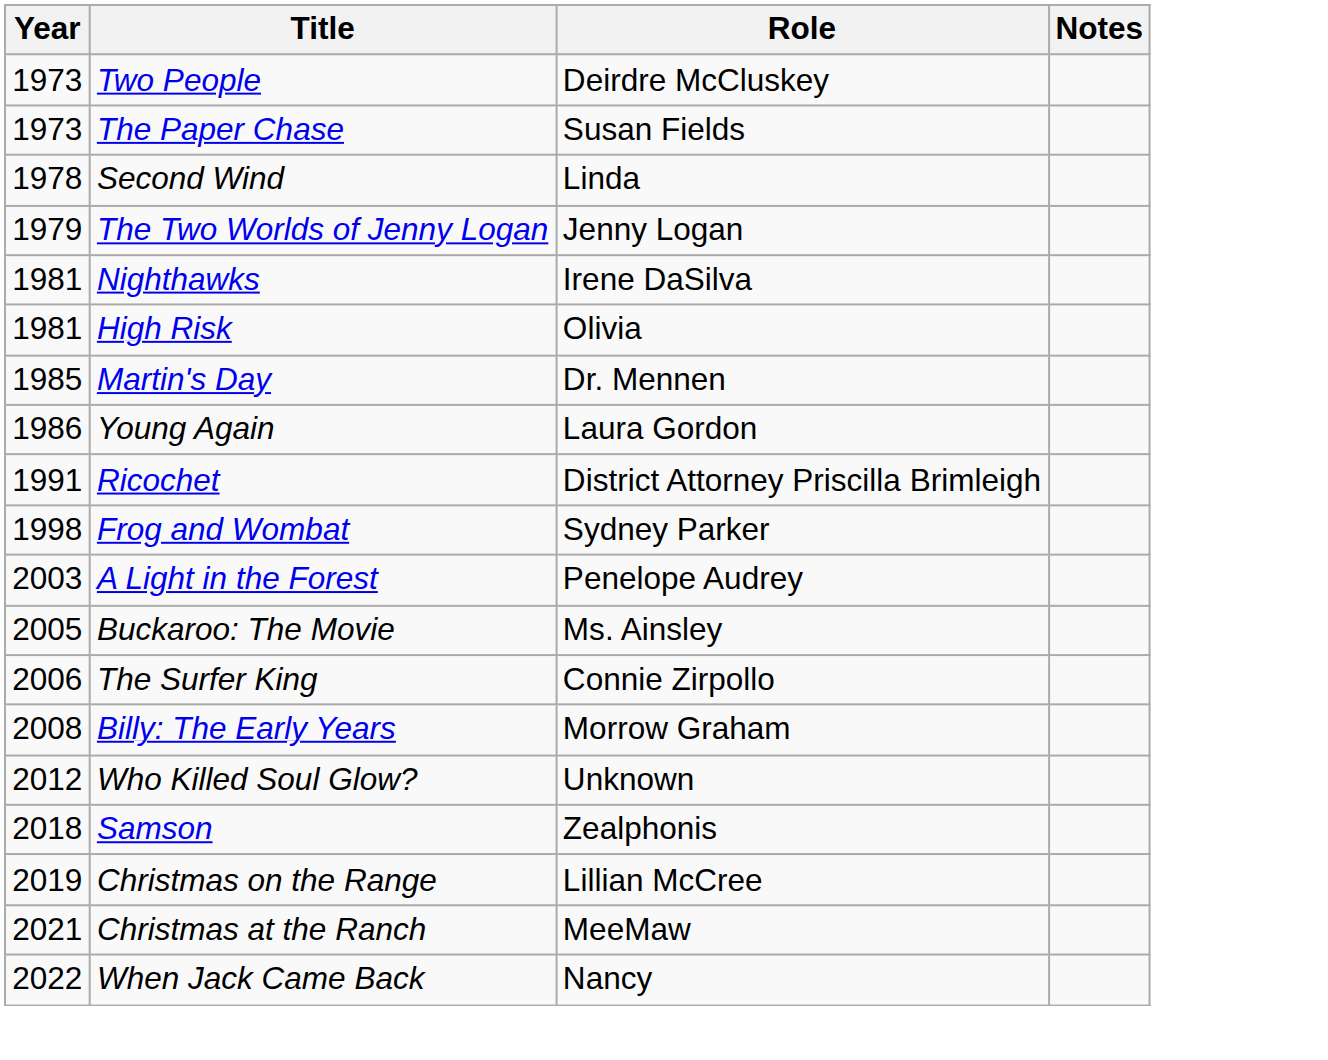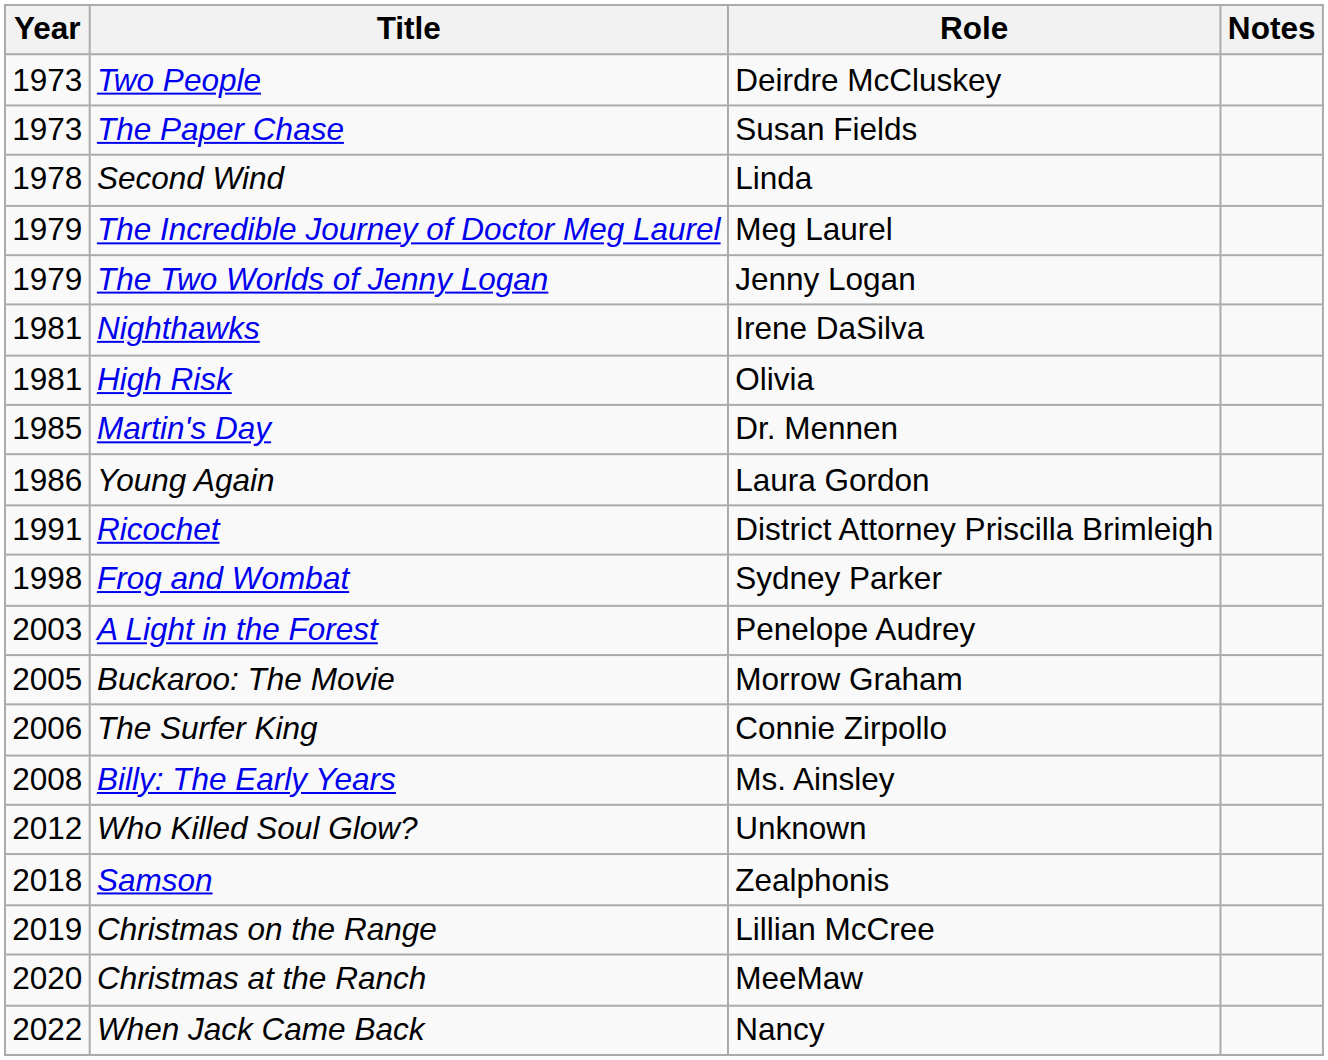+ row: (409, 229)
(643, 629) Ms. Ainsley -> (849, 679) Morrow Graham
(677, 729) Morrow Graham -> (815, 779) Ms. Ainsley
(47, 929) 2021 -> (47, 979) 2020
